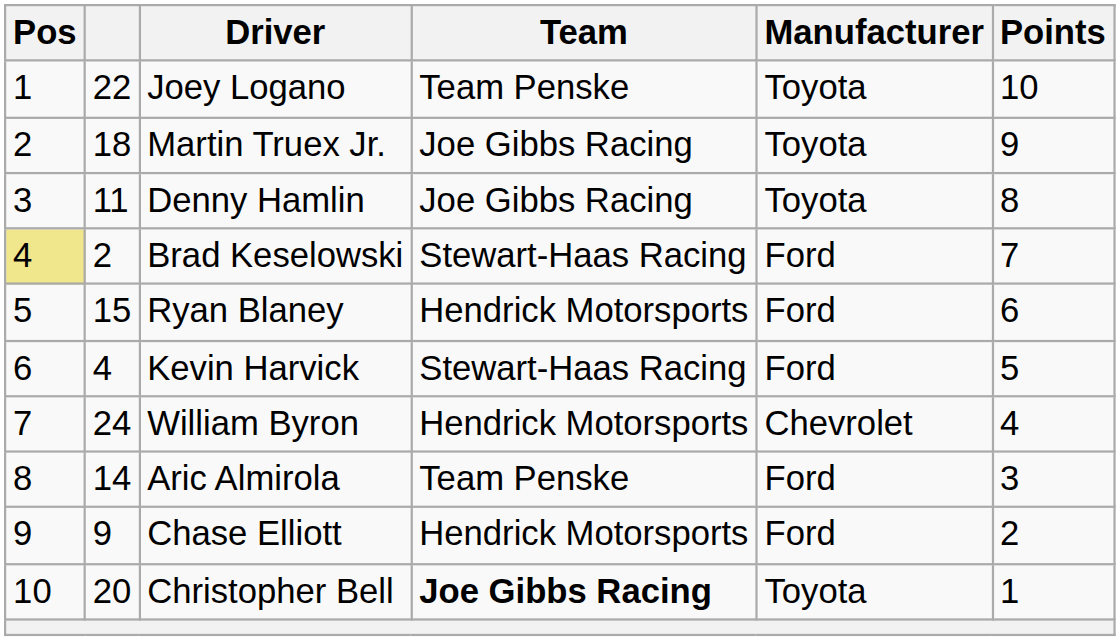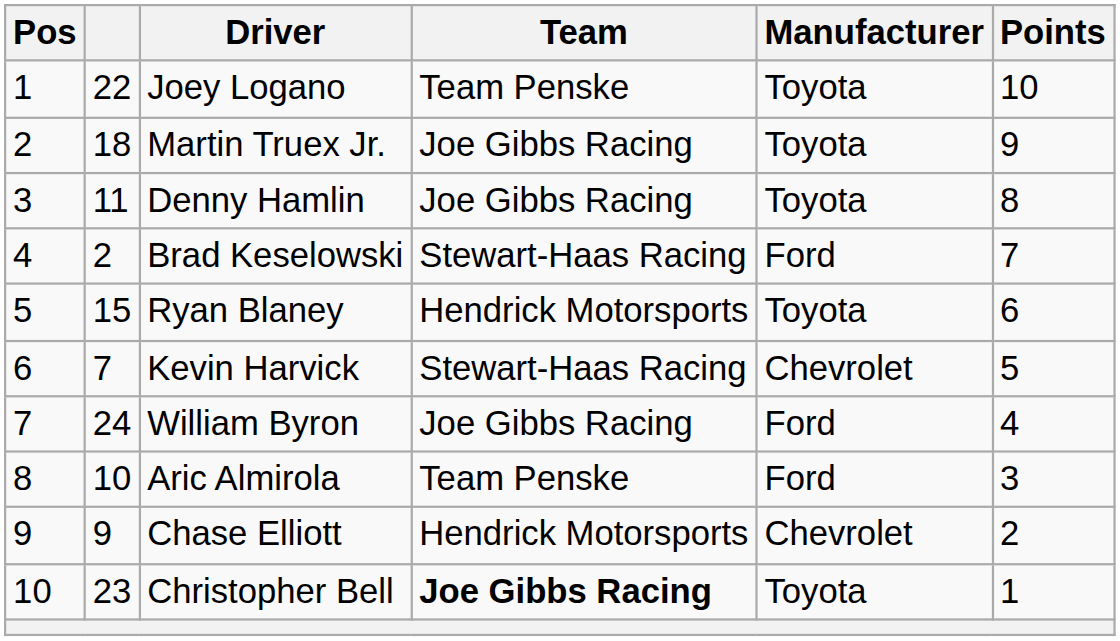(23, 255) khaki background -> (23, 255) no background
(800, 311) Ford -> (816, 311) Toyota
(102, 366) 4 -> (102, 366) 7
(800, 366) Ford -> (839, 366) Chevrolet
(584, 422) Hendrick Motorsports -> (556, 422) Joe Gibbs Racing
(839, 422) Chevrolet -> (800, 422) Ford
(112, 478) 14 -> (112, 478) 10
(800, 534) Ford -> (839, 534) Chevrolet
(112, 590) 20 -> (112, 590) 23
